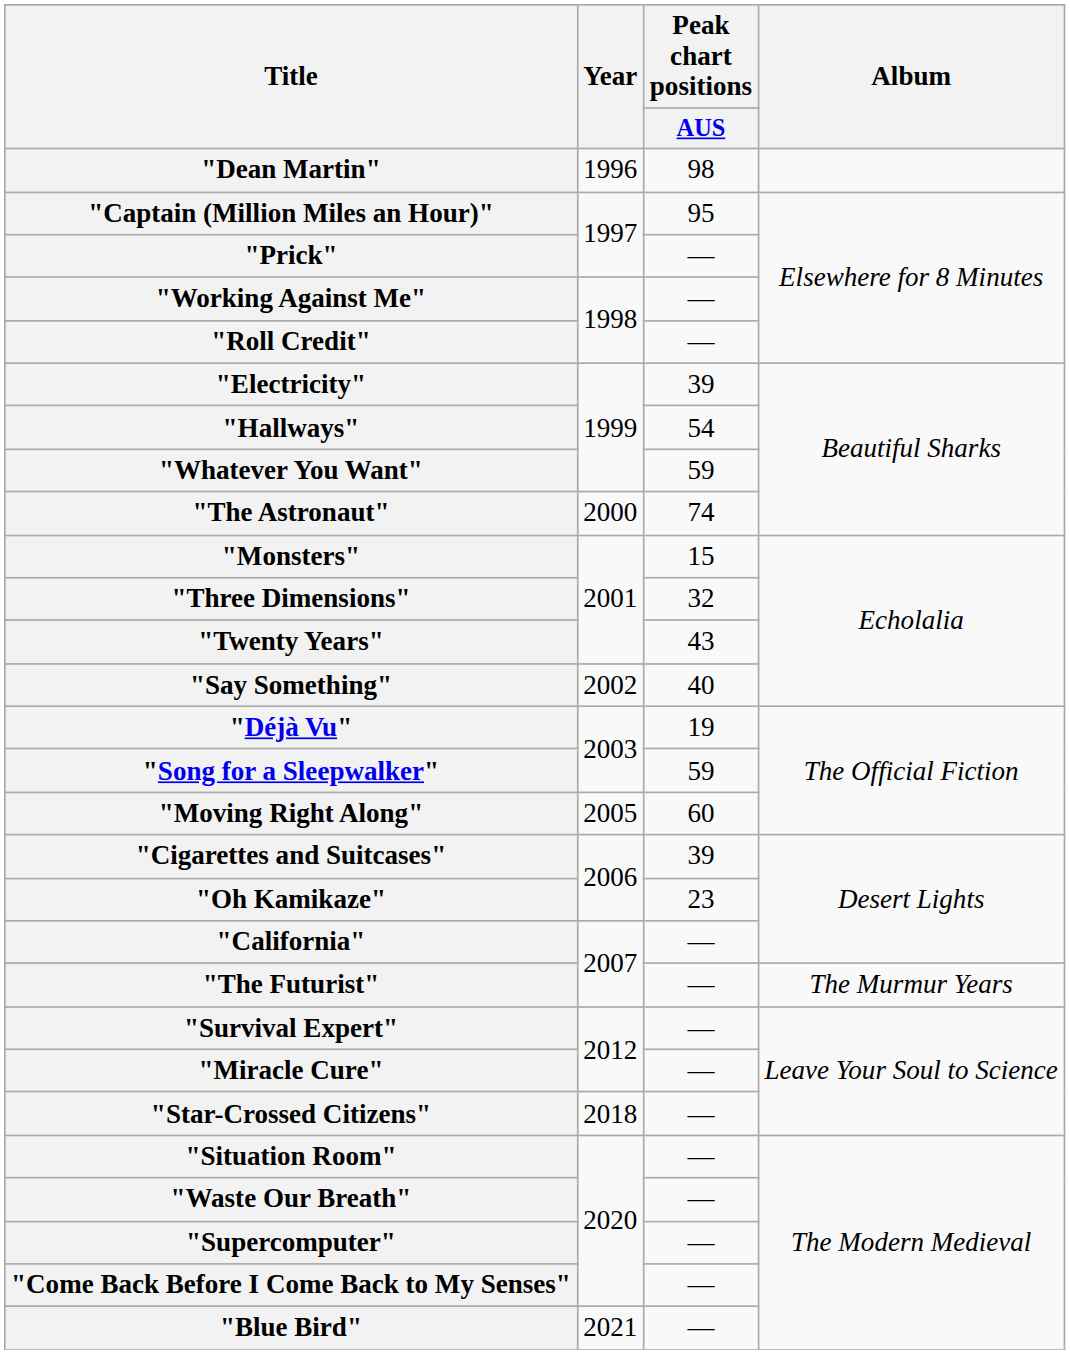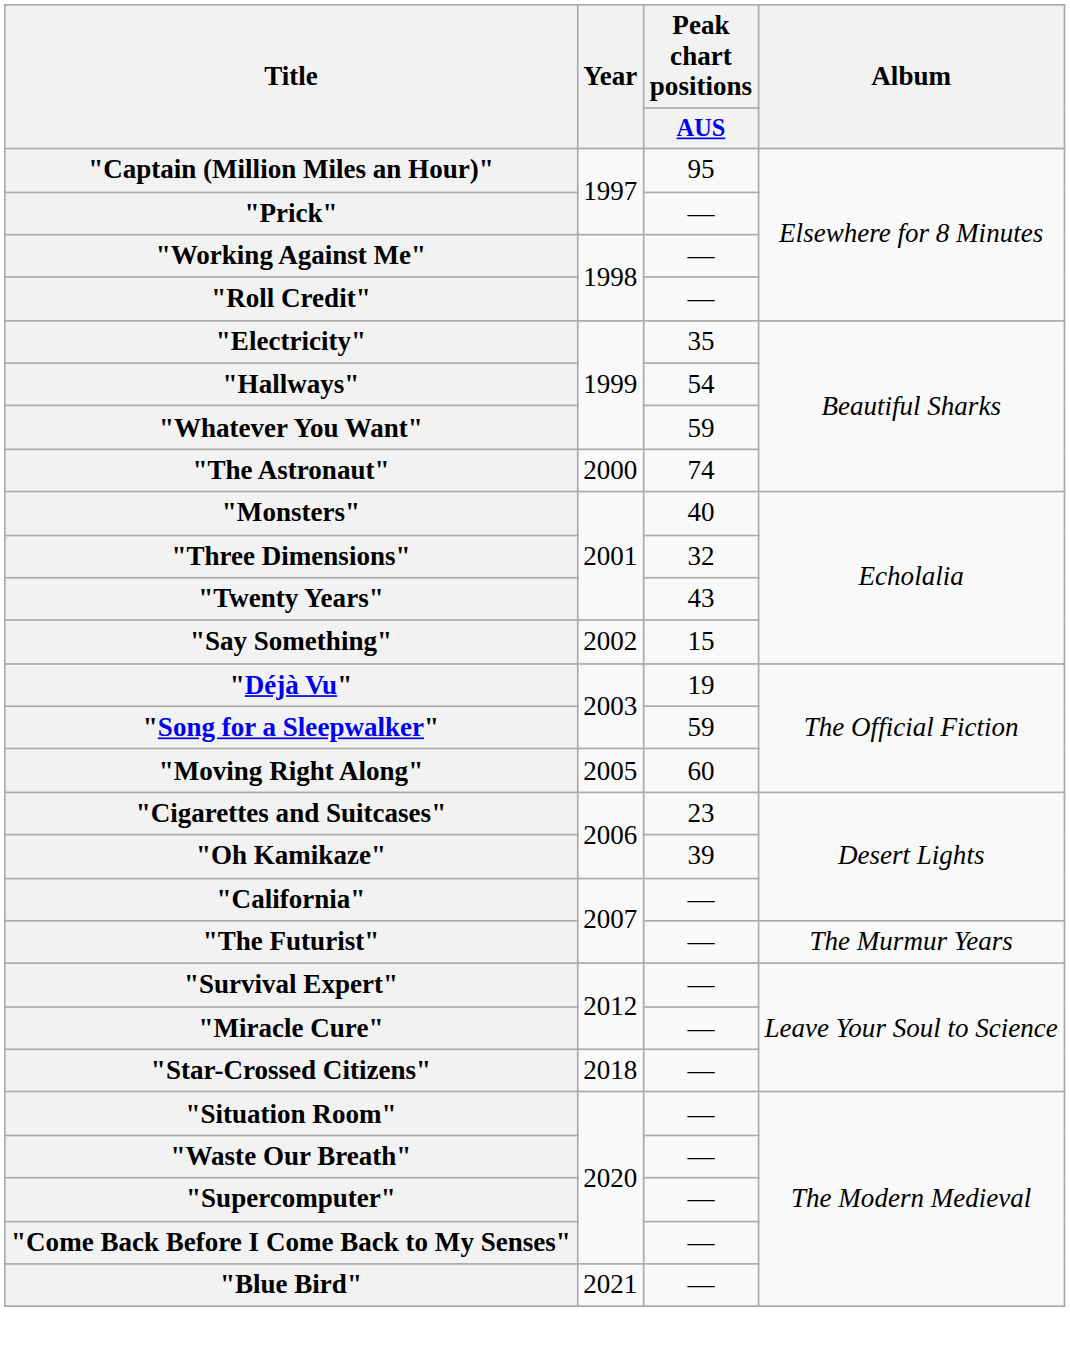- row: (291, 169)
(701, 384) 39 -> (701, 341) 35
(701, 555) 15 -> (701, 512) 40
(701, 684) 40 -> (701, 641) 15
(701, 855) 39 -> (701, 813) 23
(701, 898) 23 -> (701, 855) 39
